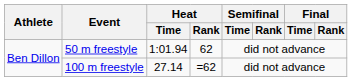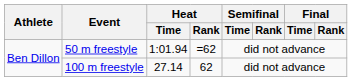(206, 49) 62 -> (206, 49) =62
(206, 67) =62 -> (206, 67) 62
